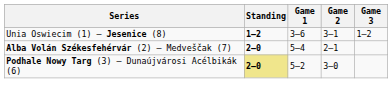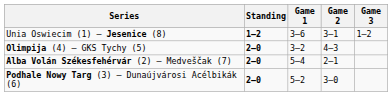+ row: (76, 48)
(254, 66) khaki background -> (254, 80) no background
